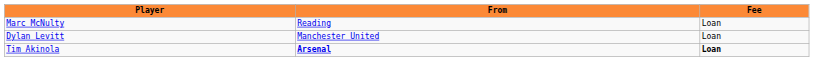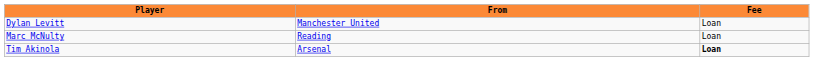rows swapped: (35, 24) <-> (35, 37)
(314, 50) bold -> (314, 50) normal
